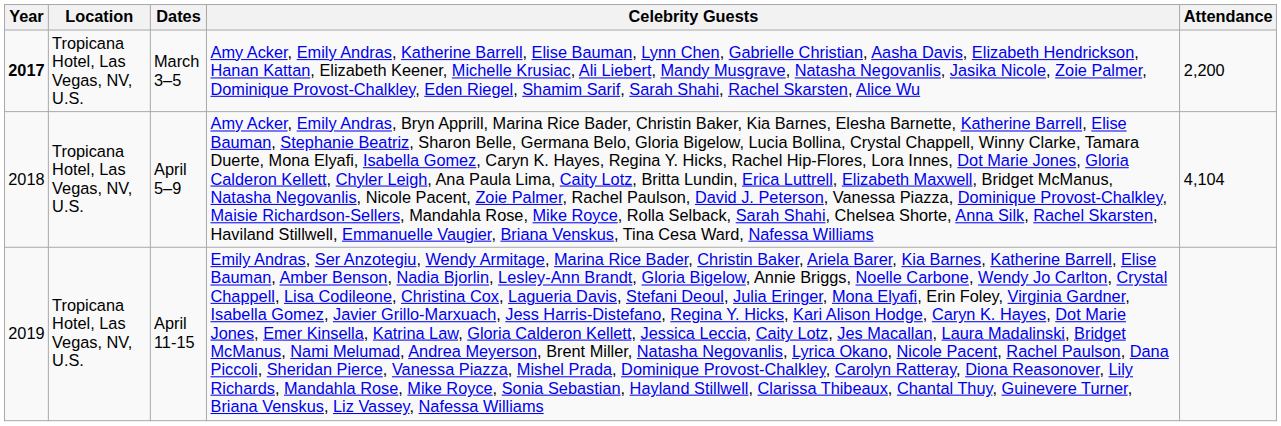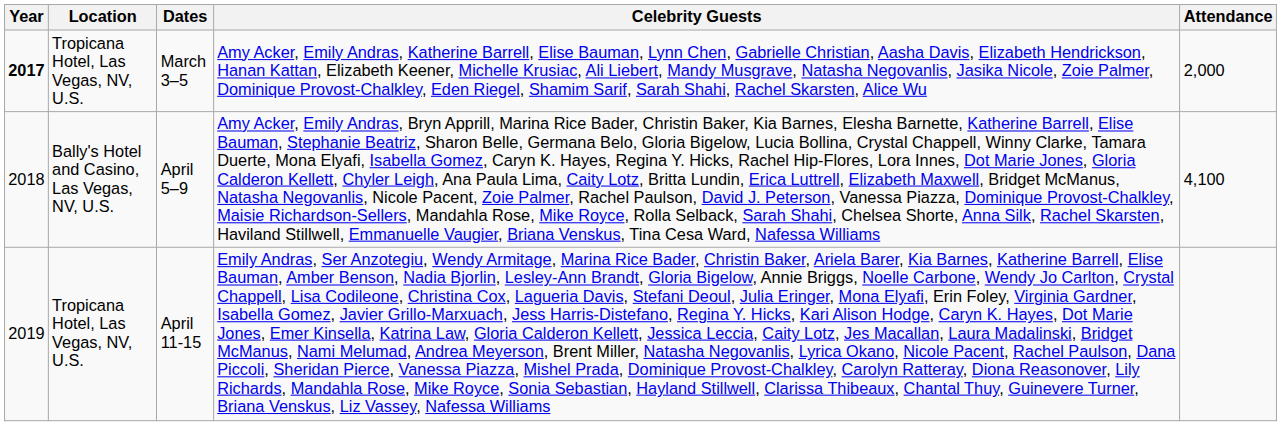(1204, 70) 2,200 -> (1204, 70) 2,000
(92, 179) Tropicana Hotel, Las Vegas, NV, U.S. -> (97, 179) Bally's Hotel and Casino, Las Vegas, NV, U.S.
(1204, 179) 4,104 -> (1204, 179) 4,100
